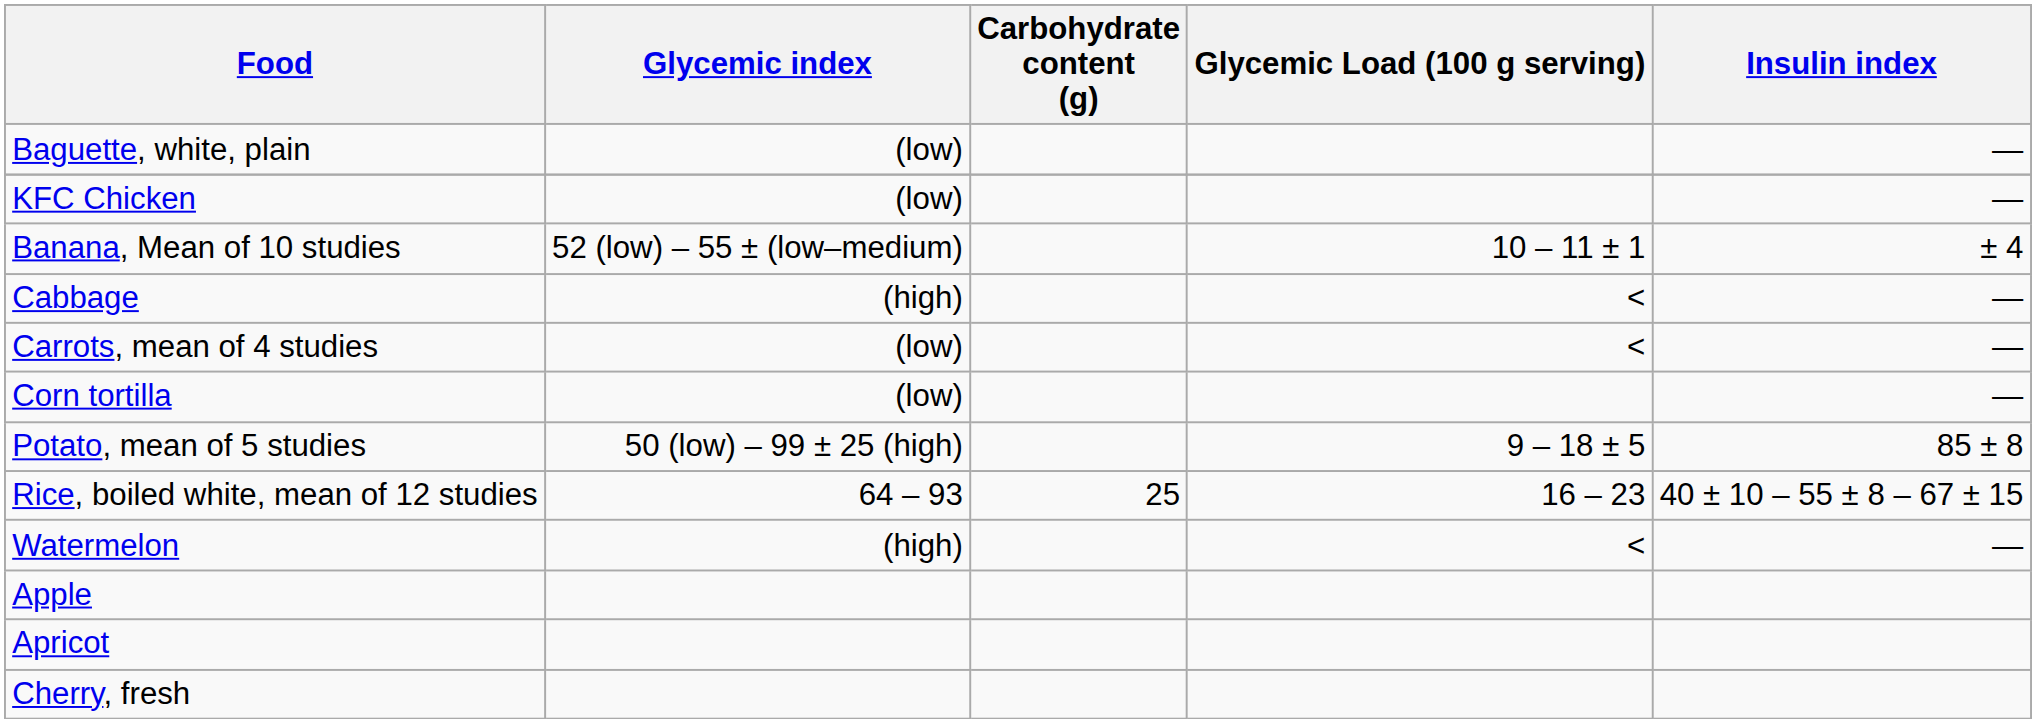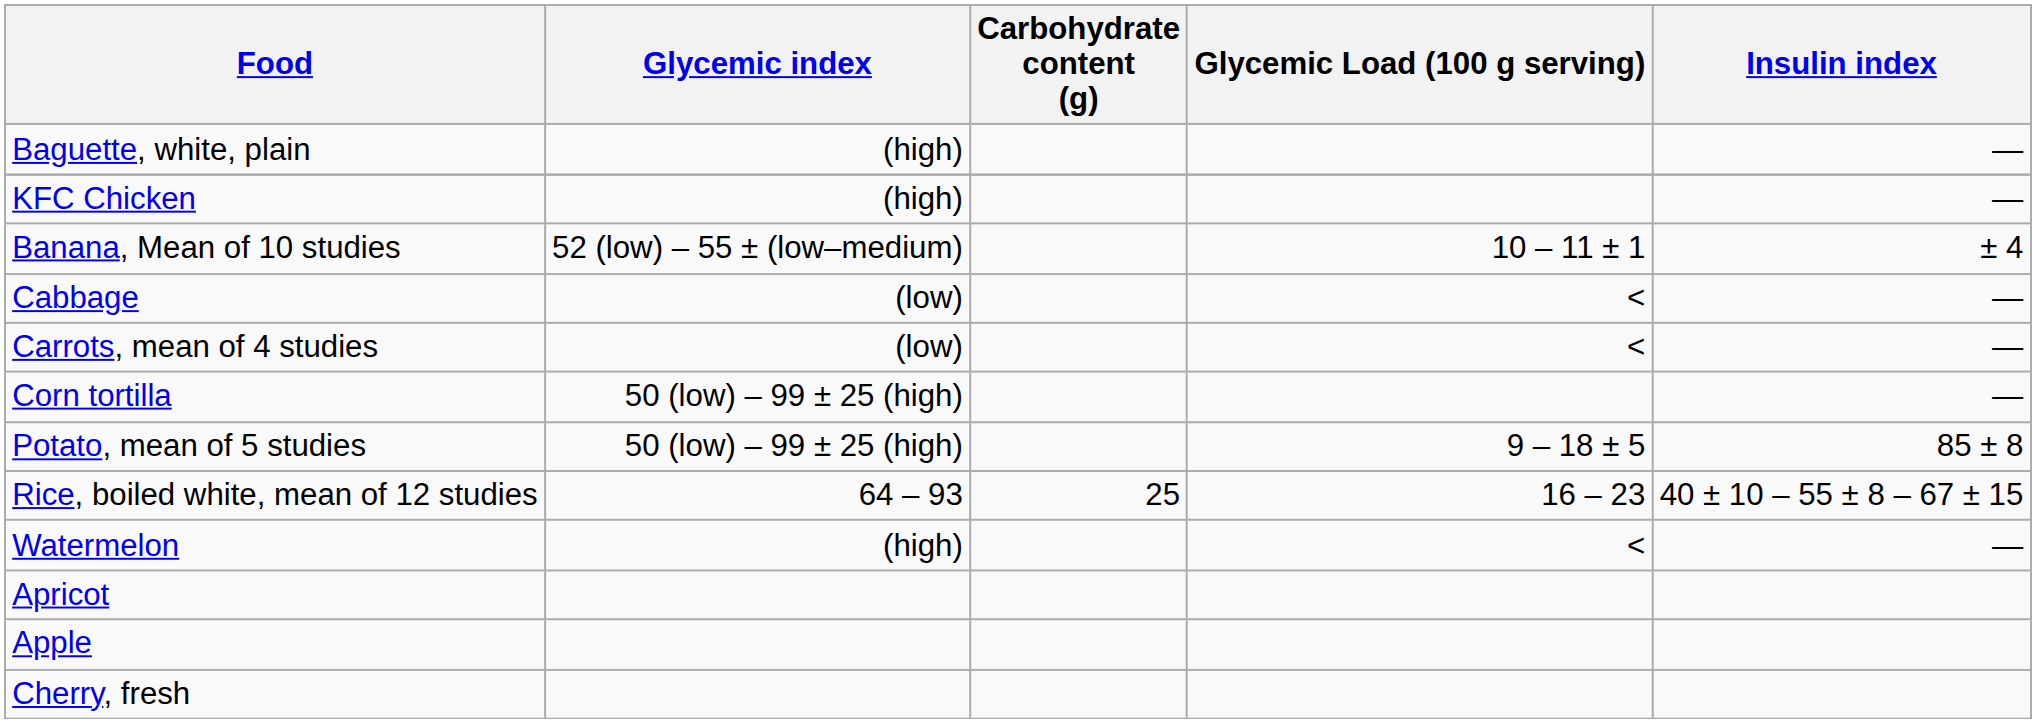(929, 148) (low) -> (923, 148) (high)
(929, 198) (low) -> (923, 198) (high)
(923, 297) (high) -> (929, 297) (low)
(929, 396) (low) -> (794, 396) 50 (low) – 99 ± 25 (high)
rows swapped: (52, 594) <-> (61, 643)
